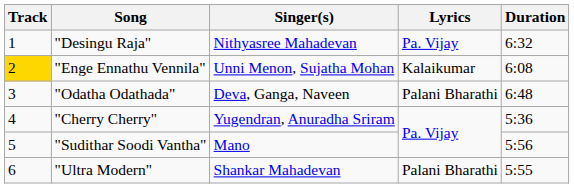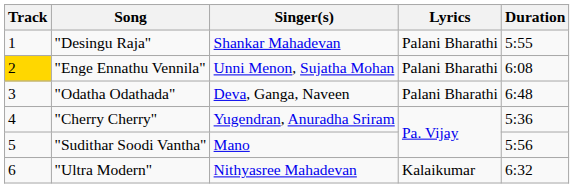(285, 43) Nithyasree Mahadevan -> (277, 43) Shankar Mahadevan
(430, 43) Pa. Vijay -> (450, 43) Palani Bharathi
(519, 43) 6:32 -> (519, 43) 5:55
(439, 68) Kalaikumar -> (450, 68) Palani Bharathi
(277, 170) Shankar Mahadevan -> (285, 170) Nithyasree Mahadevan
(450, 170) Palani Bharathi -> (439, 170) Kalaikumar
(519, 170) 5:55 -> (519, 170) 6:32
